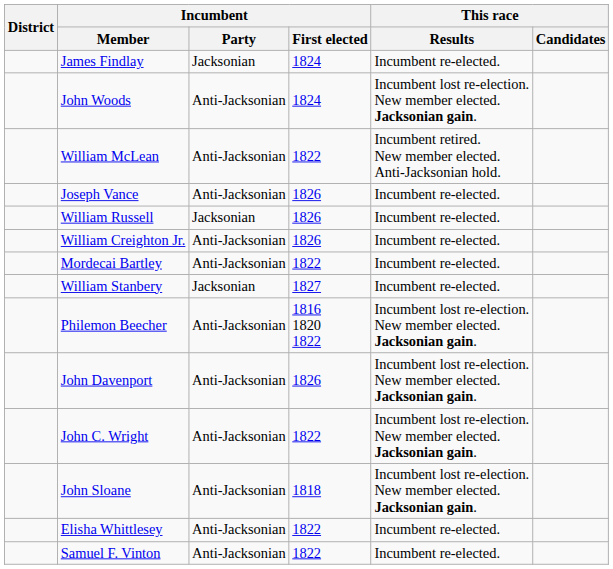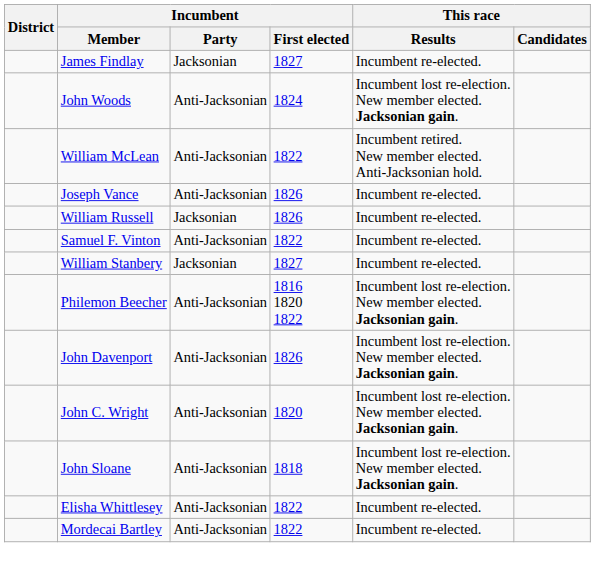(307, 61) 1824 -> (288, 61) 1827
- row: (123, 240)
rows swapped: (111, 552) <-> (111, 263)
(307, 435) 1822 -> (288, 412) 1820
